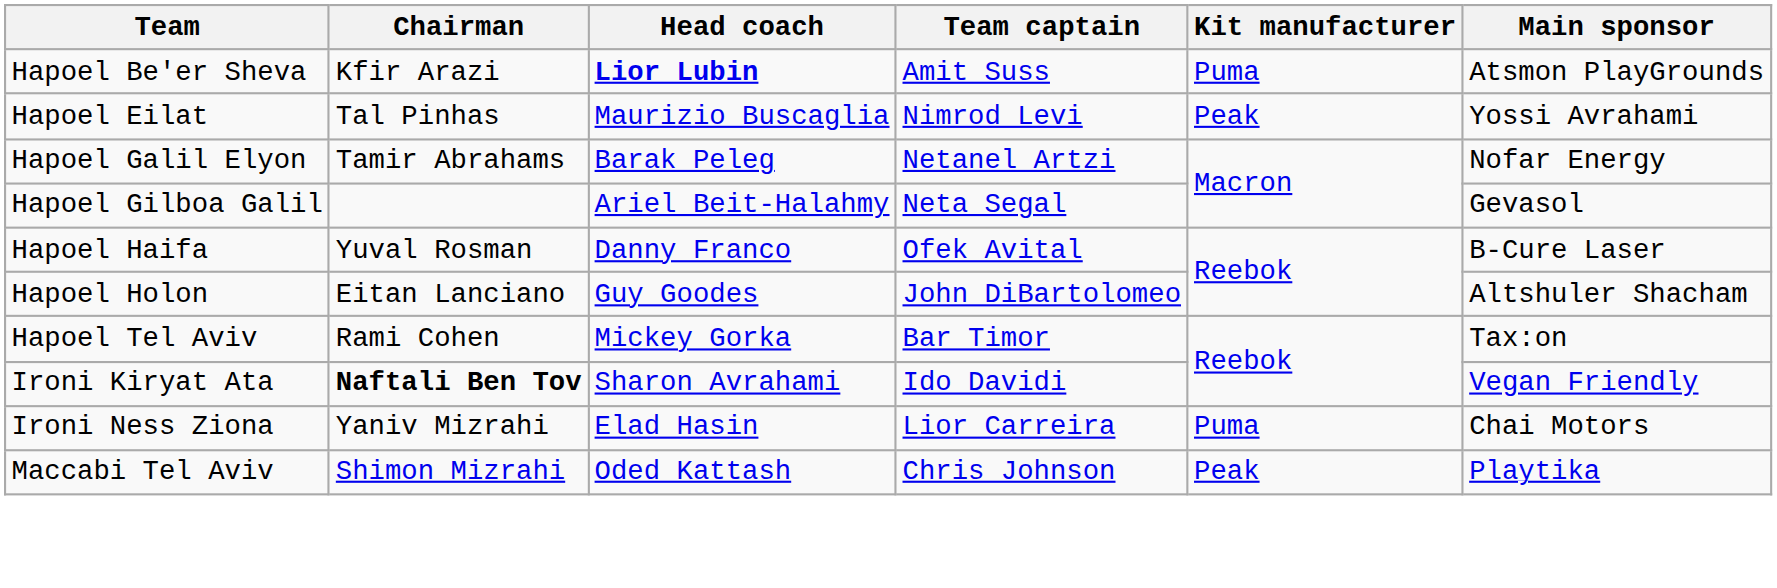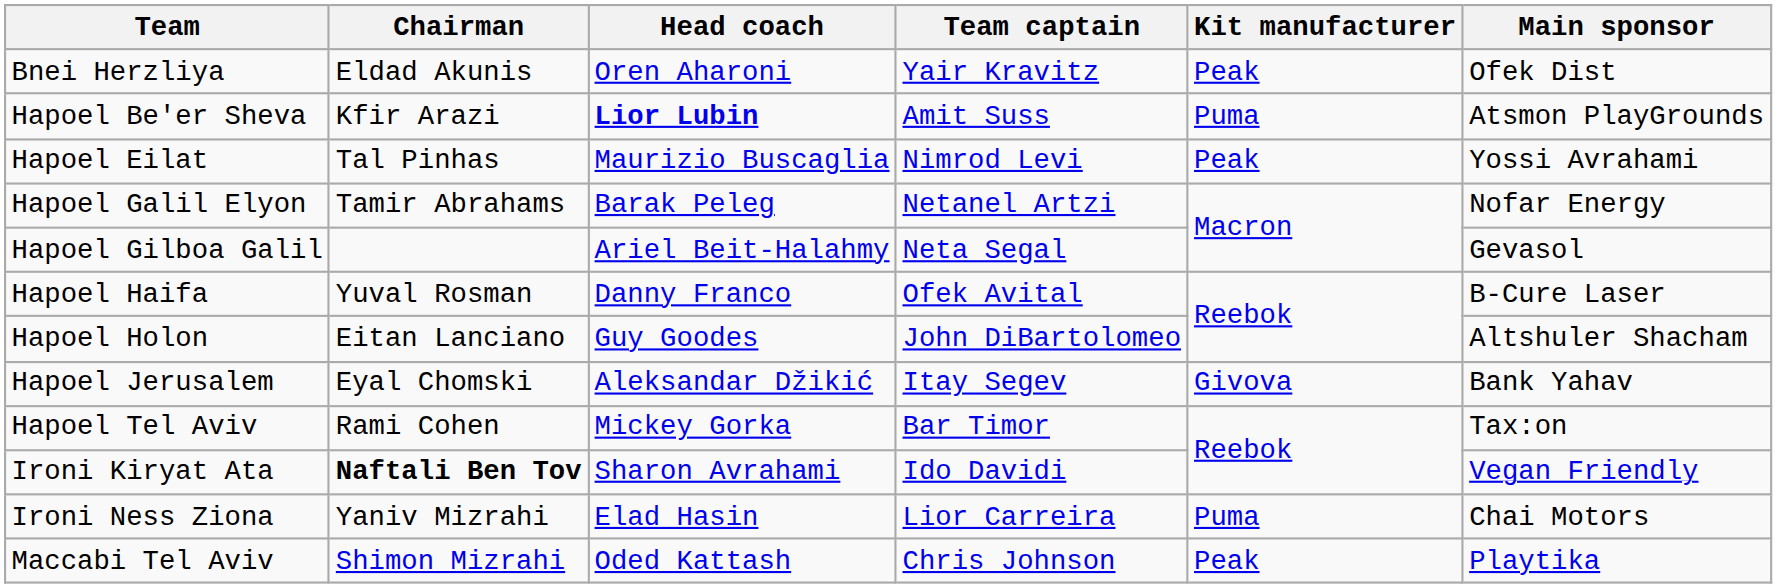+ row: (118, 72)
+ row: (143, 383)
